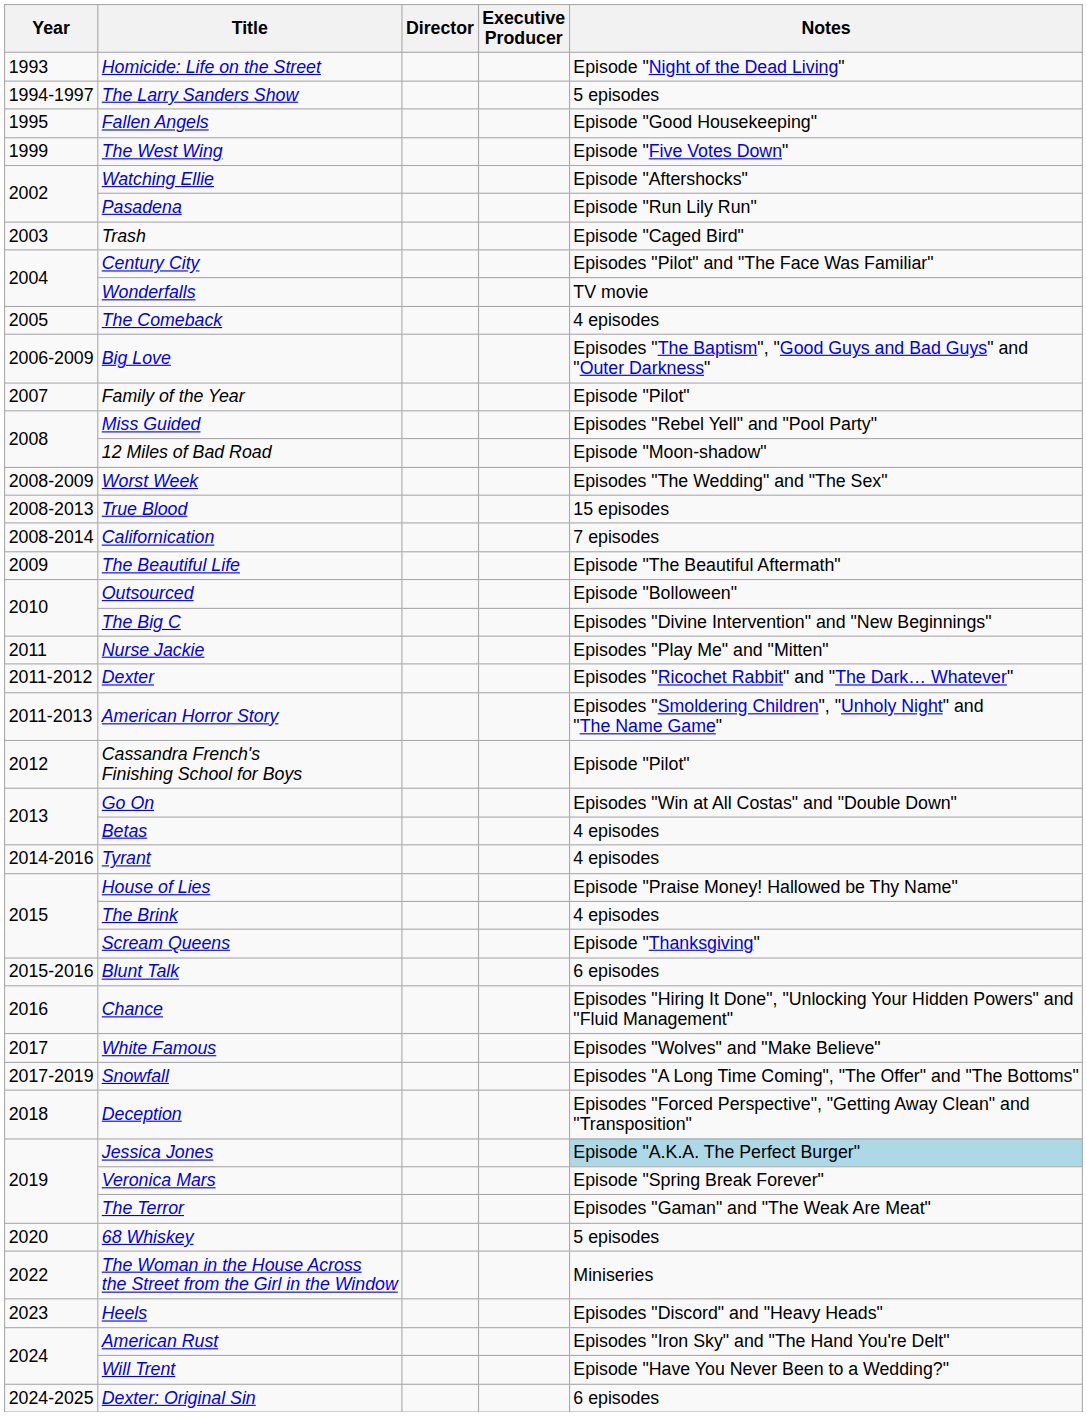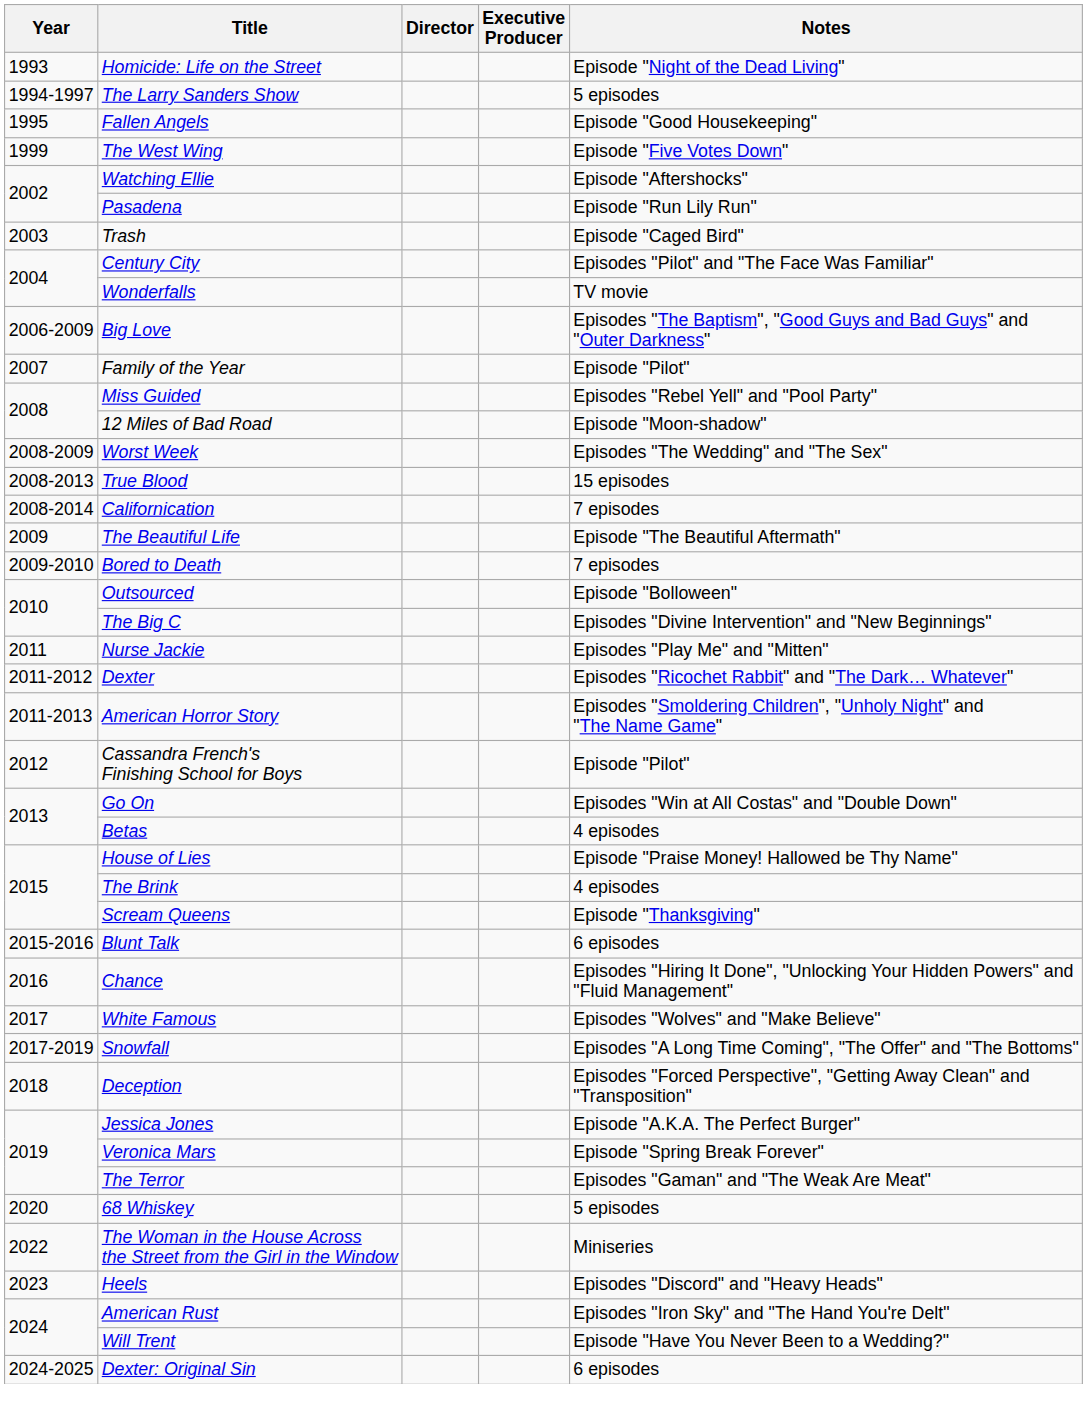- row: (162, 320)
+ row: (161, 565)
- row: (126, 858)
(717, 1152) lightblue background -> (717, 1124) no background
